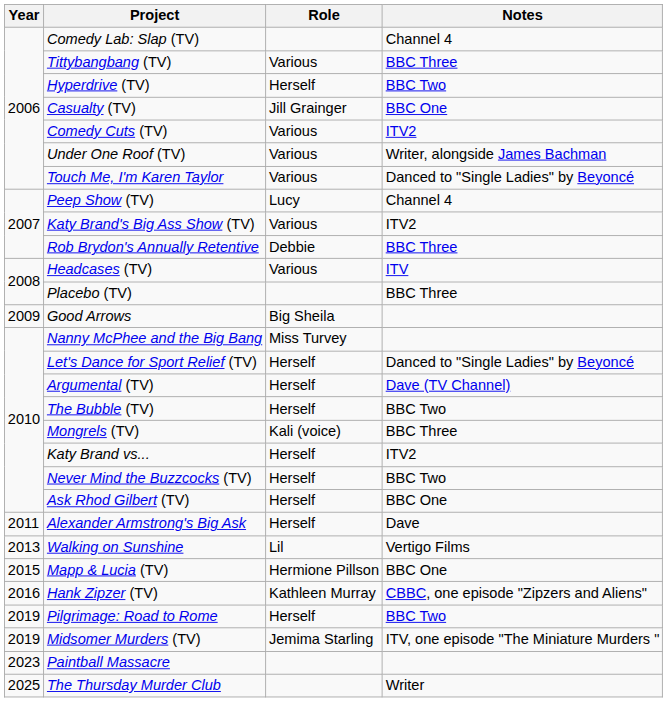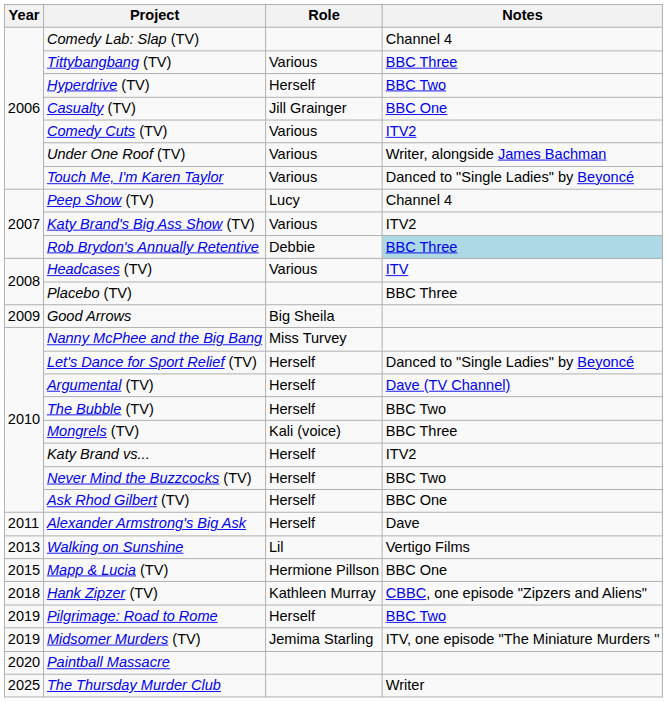(422, 246) no background -> (422, 246) lightblue background
(24, 593) 2016 -> (24, 593) 2018
(24, 662) 2023 -> (24, 662) 2020
